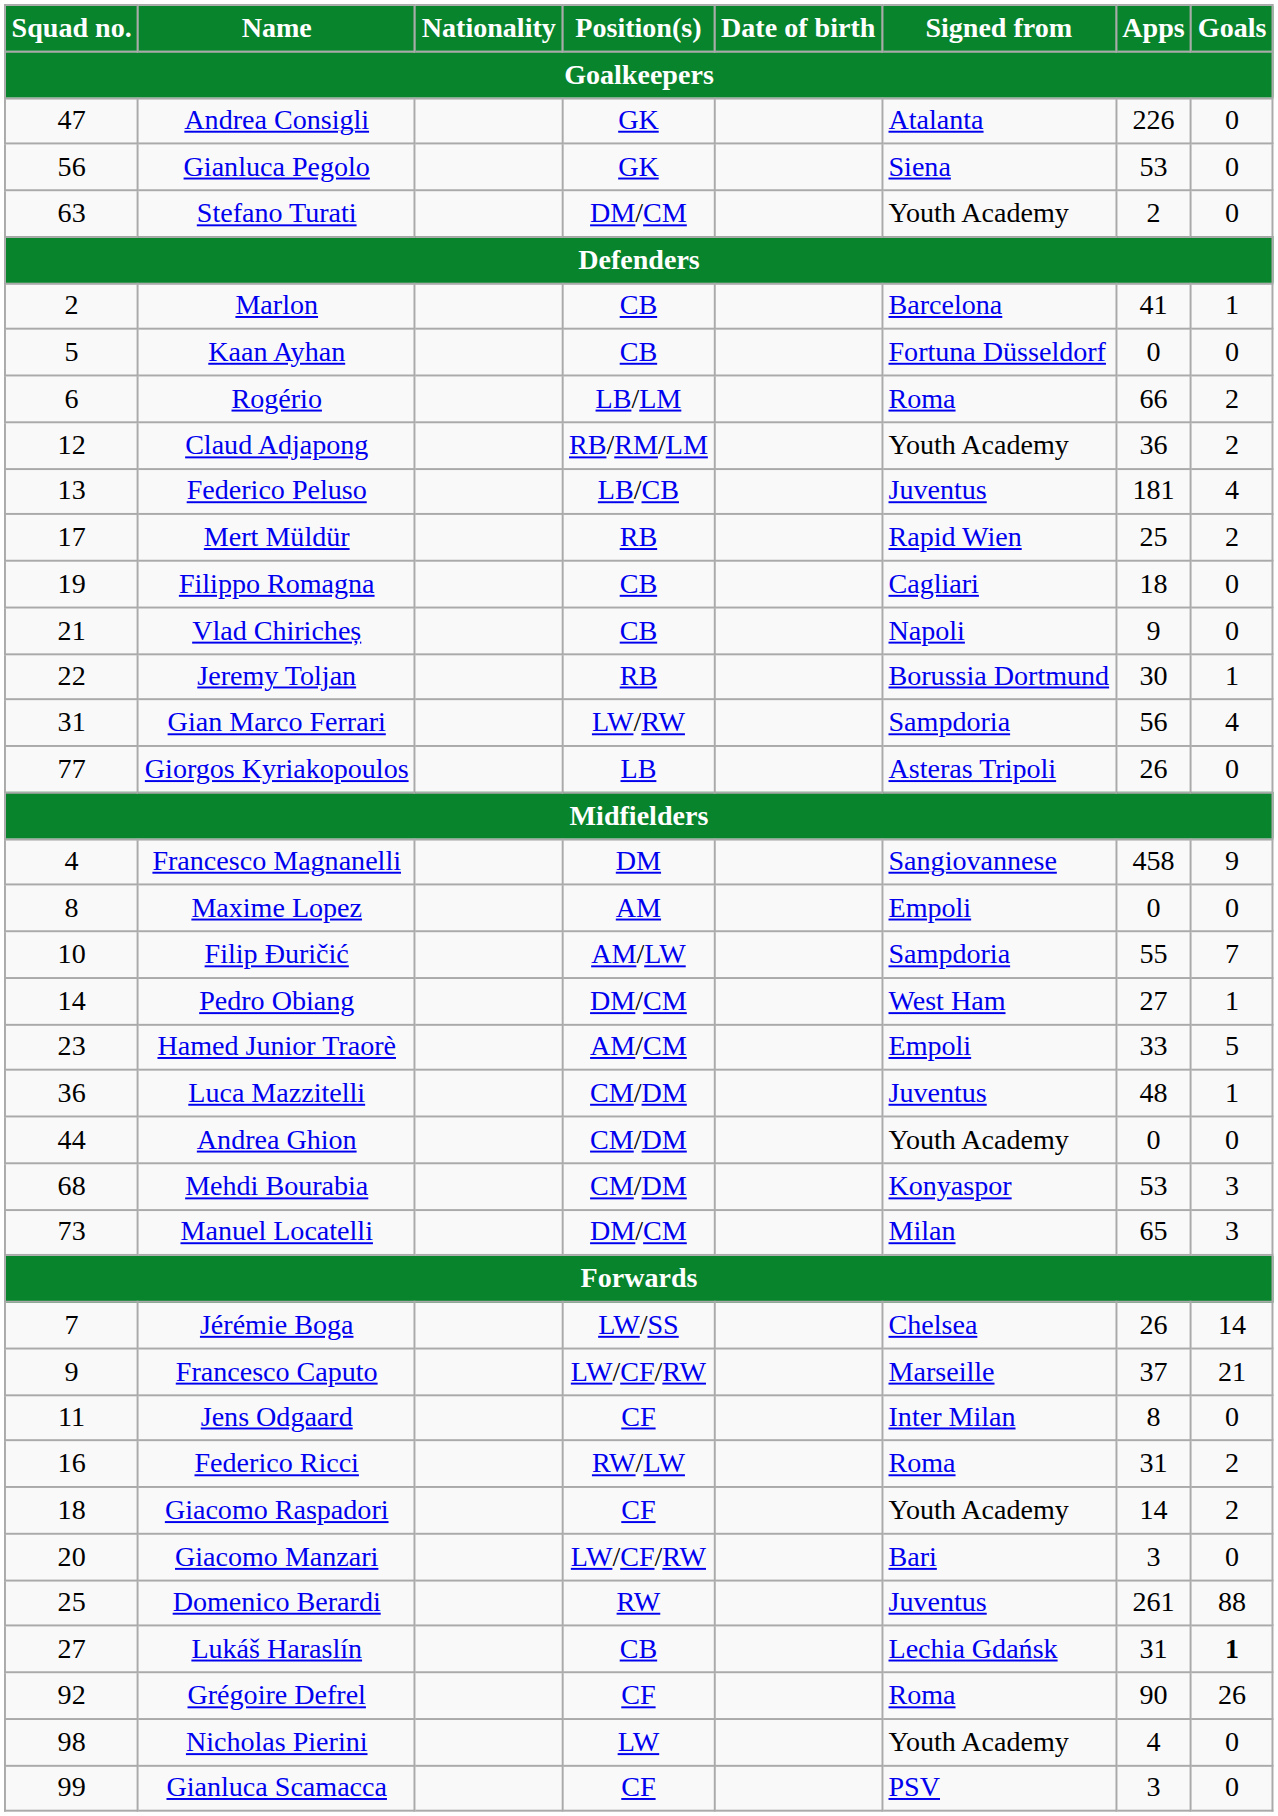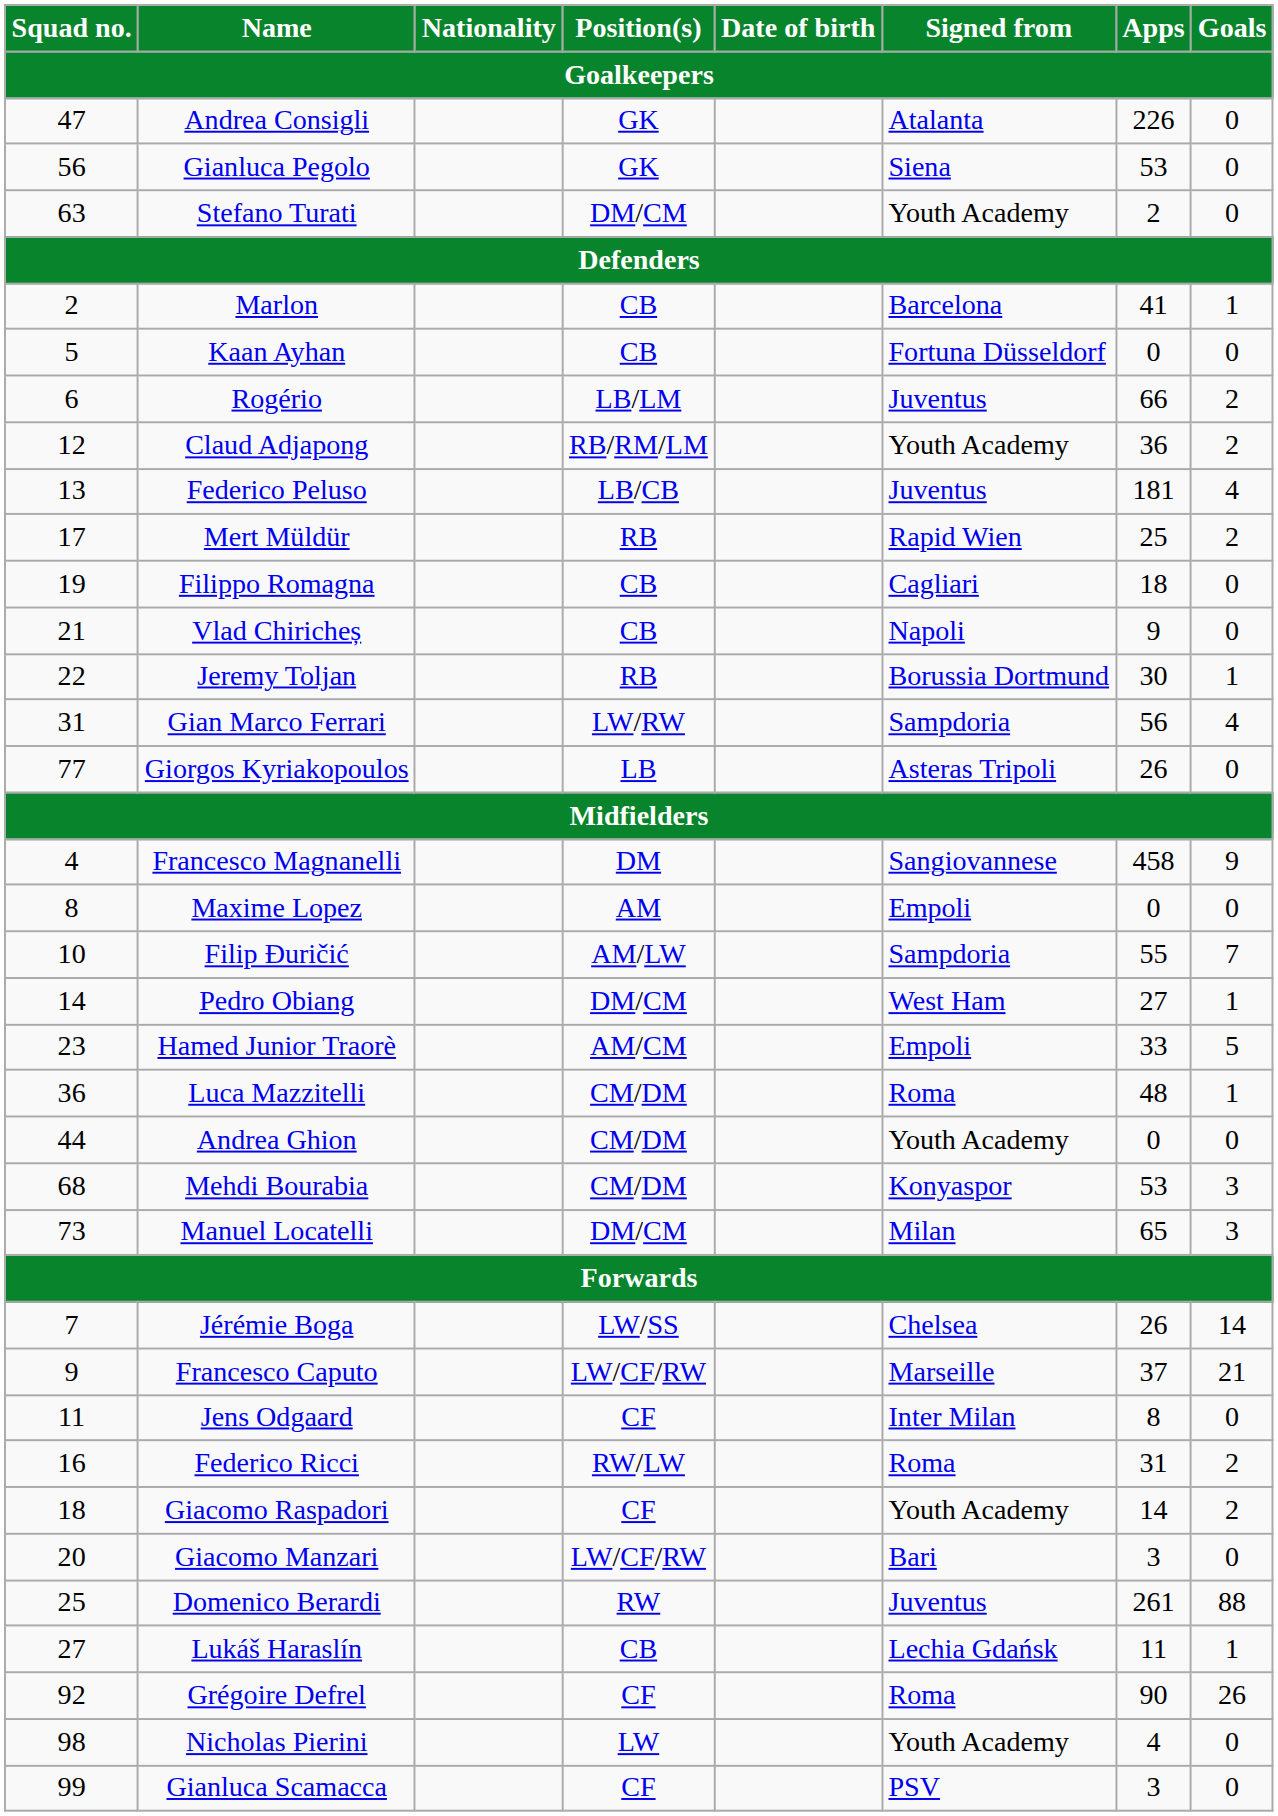(922, 398) Roma -> (938, 398) Juventus
(938, 1093) Juventus -> (922, 1093) Roma
(1153, 1648) 31 -> (1153, 1648) 11
(1232, 1648) bold -> (1232, 1648) normal
